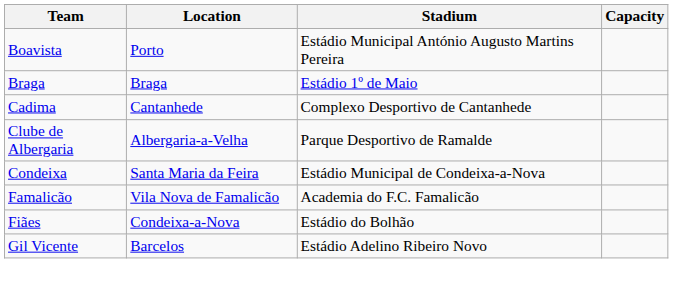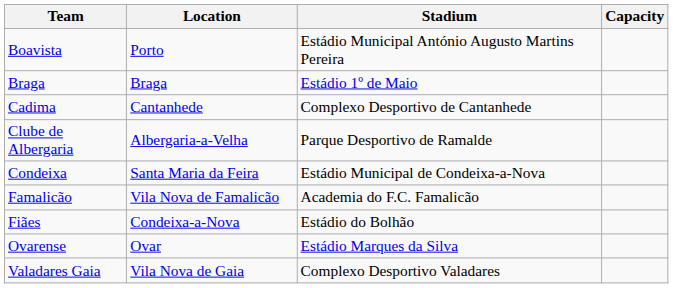- row: (43, 246)
+ row: (37, 246)
+ row: (54, 270)
